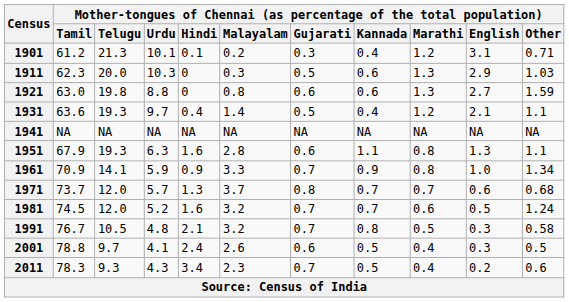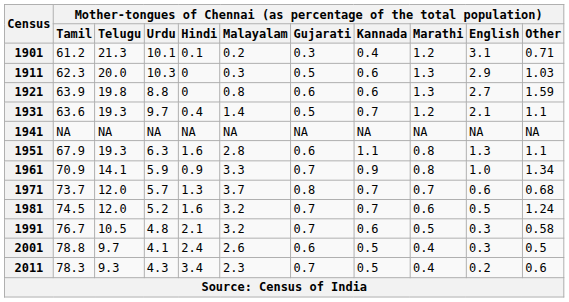(71, 92) 63.0 -> (71, 92) 63.9
(368, 112) 0.4 -> (368, 112) 0.7
(368, 229) 0.8 -> (368, 229) 0.6
